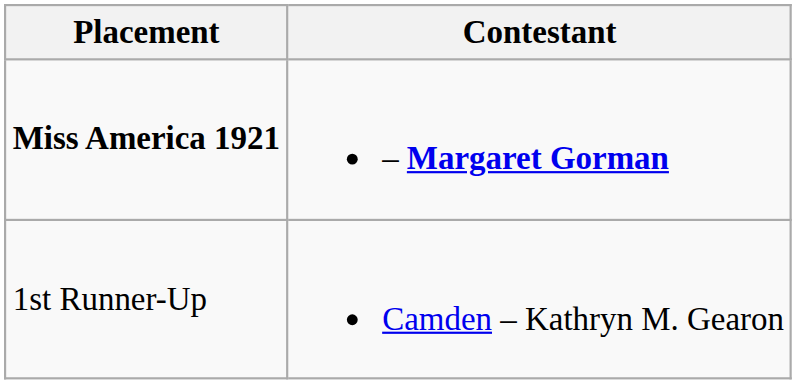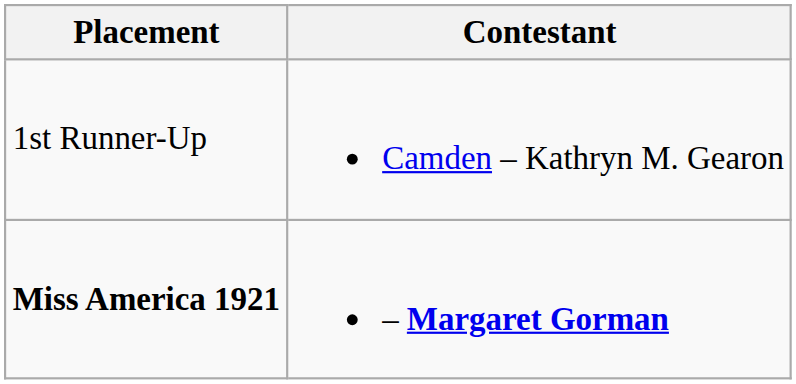rows swapped: (146, 138) <-> (110, 298)
